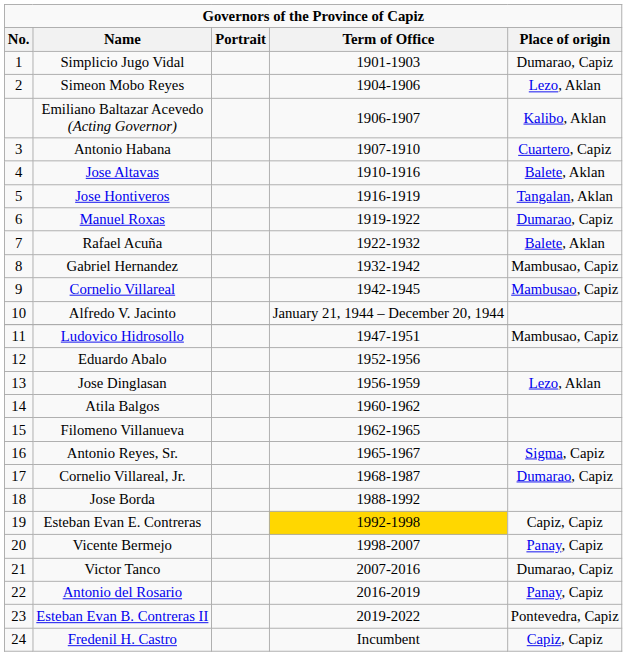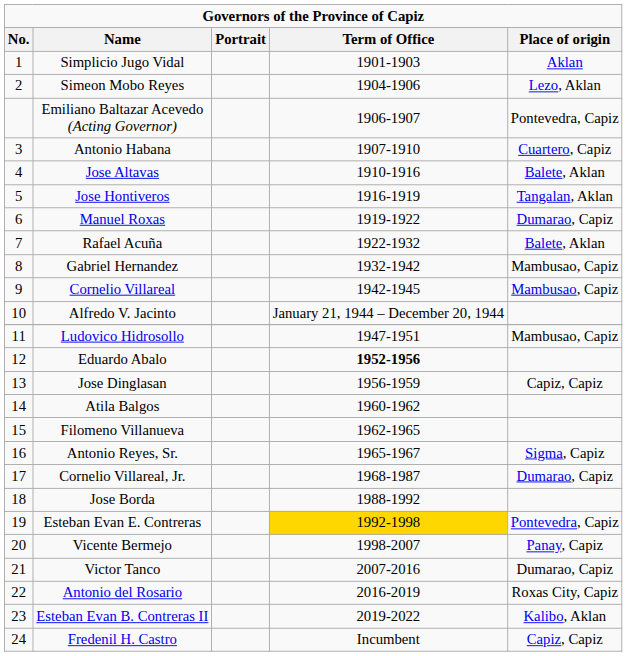(565, 62) Dumarao, Capiz -> (565, 62) Aklan
(565, 117) Kalibo, Aklan -> (565, 117) Pontevedra, Capiz
(388, 359) normal -> (388, 359) bold
(565, 382) Lezo, Aklan -> (565, 382) Capiz, Capiz
(565, 522) Capiz, Capiz -> (565, 522) Pontevedra, Capiz
(565, 593) Panay, Capiz -> (565, 593) Roxas City, Capiz
(565, 616) Pontevedra, Capiz -> (565, 616) Kalibo, Aklan
